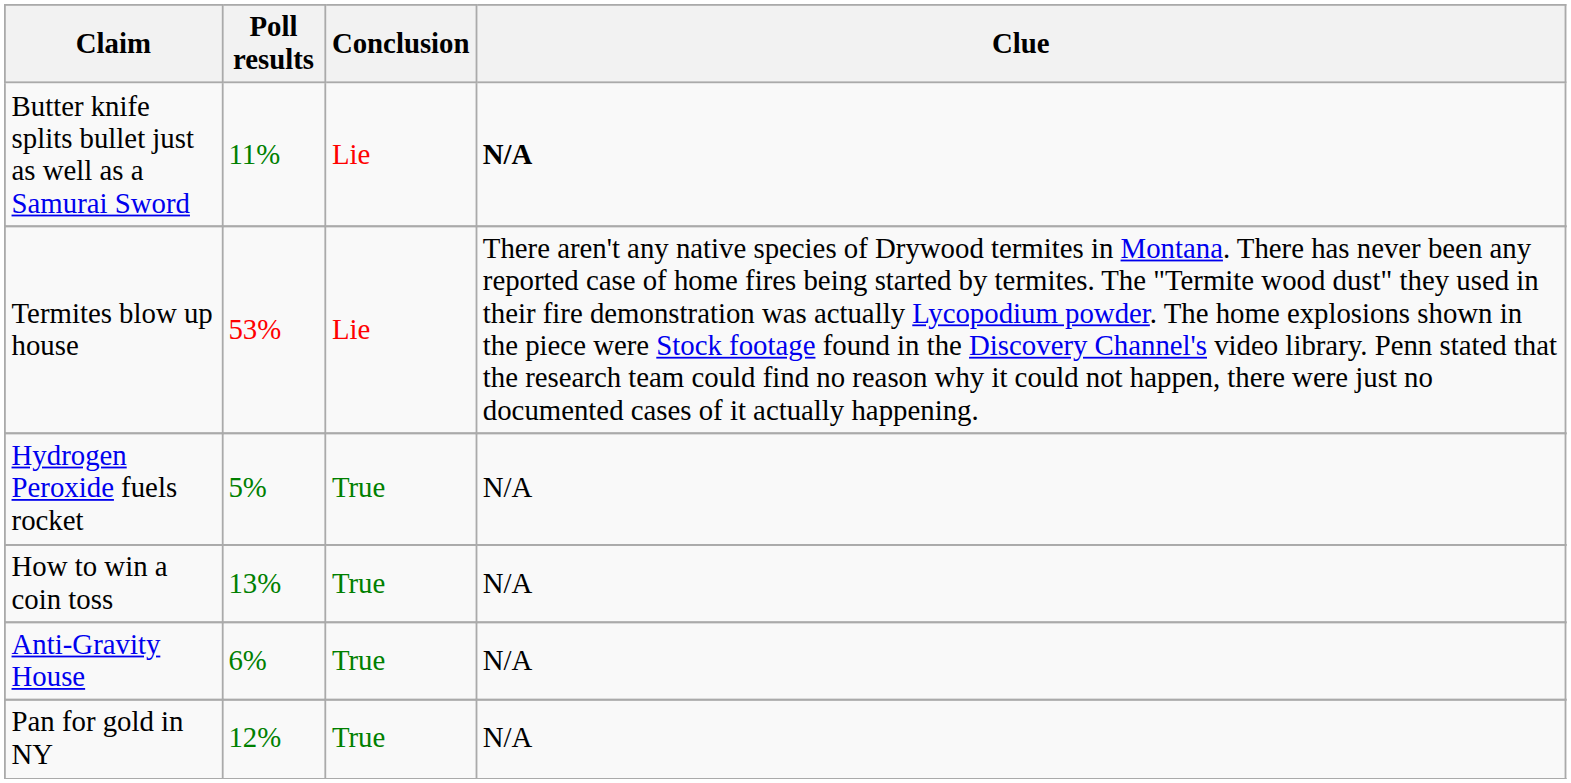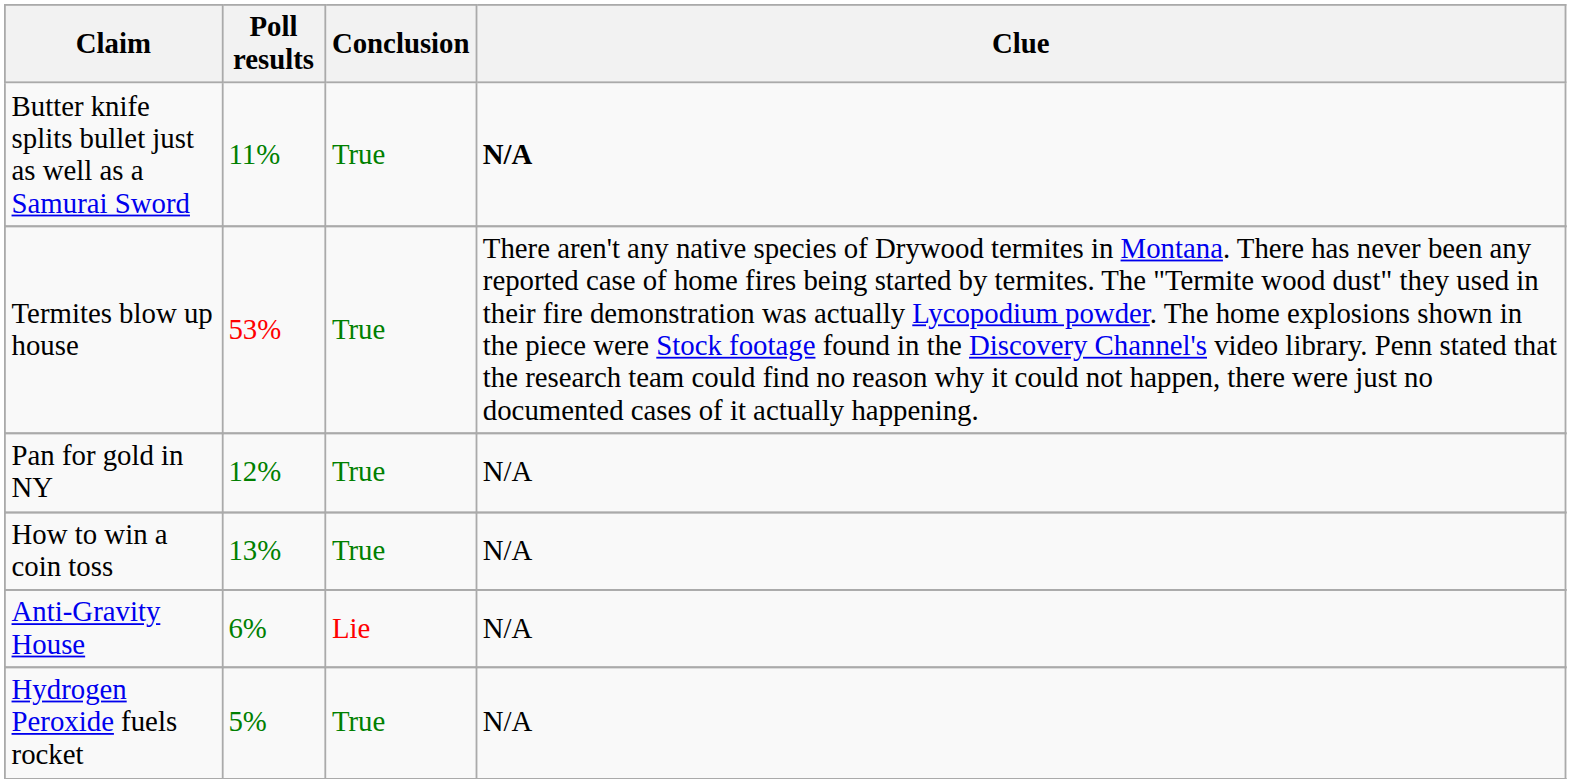(351, 154) Lie -> (359, 154) True
(351, 329) Lie -> (359, 329) True
rows swapped: (98, 738) <-> (94, 488)
(359, 660) True -> (351, 628) Lie
